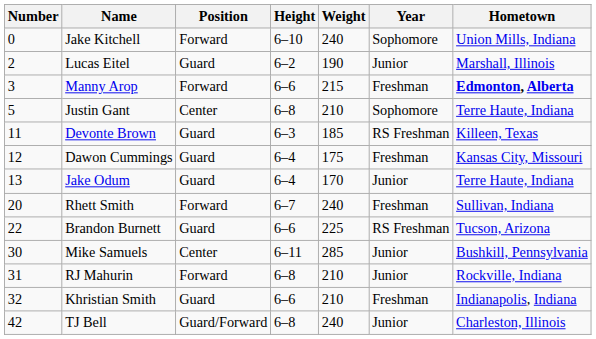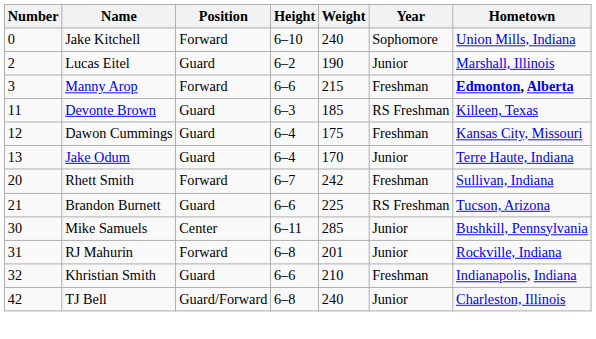- row: (98, 110)
(333, 204) 240 -> (333, 181) 242
(15, 228) 22 -> (15, 204) 21
(333, 275) 210 -> (333, 252) 201
